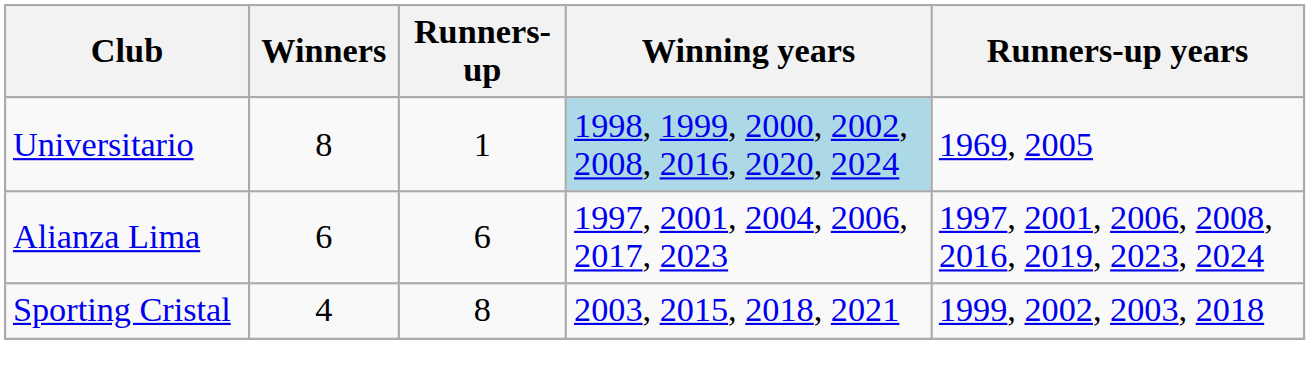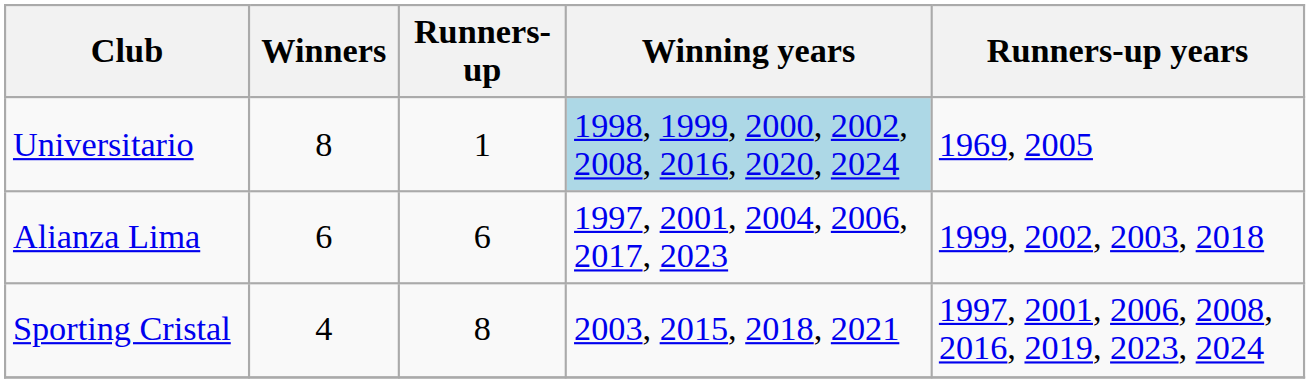(1106, 236) 1997, 2001, 2006, 2008, 2016, 2019, 2023, 2024 -> (1102, 236) 1999, 2002, 2003, 2018
(1102, 310) 1999, 2002, 2003, 2018 -> (1106, 329) 1997, 2001, 2006, 2008, 2016, 2019, 2023, 2024
